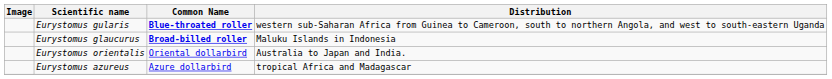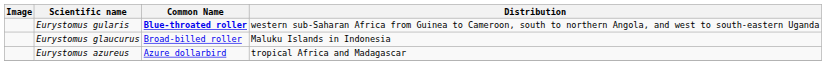(198, 39) bold -> (193, 39) normal
- row: (91, 53)
